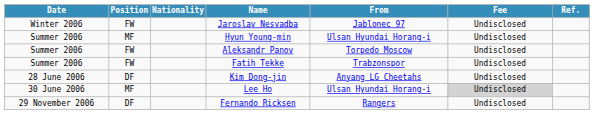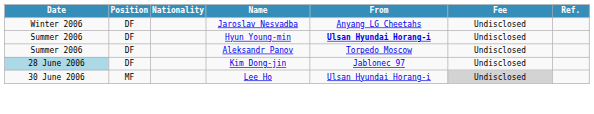(129, 24) FW -> (129, 24) DF
(379, 24) Jablonec 97 -> (379, 24) Anyang LG Cheetahs
(129, 37) MF -> (129, 37) DF
(379, 37) normal -> (379, 37) bold
(129, 50) FW -> (129, 50) DF
- row: (258, 63)
(56, 76) no background -> (56, 63) lightblue background
(379, 76) Anyang LG Cheetahs -> (379, 63) Jablonec 97
- row: (258, 103)
